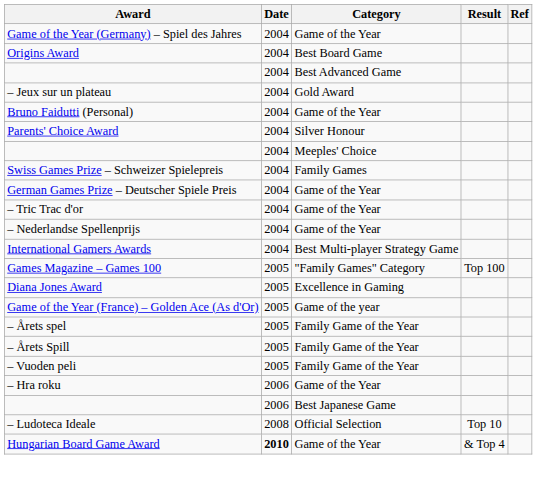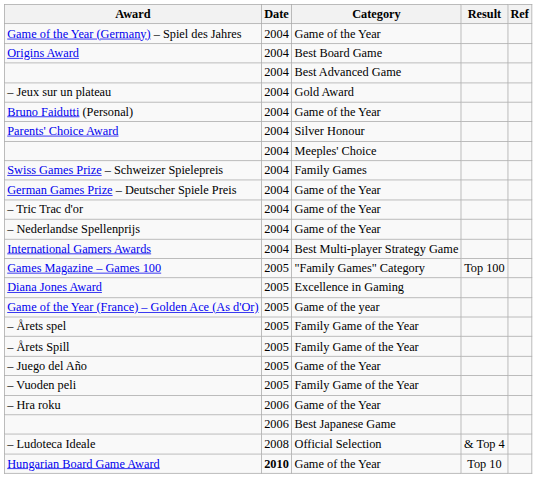+ row: (47, 365)
(484, 424) Top 10 -> (484, 444) & Top 4
(484, 444) & Top 4 -> (484, 463) Top 10
